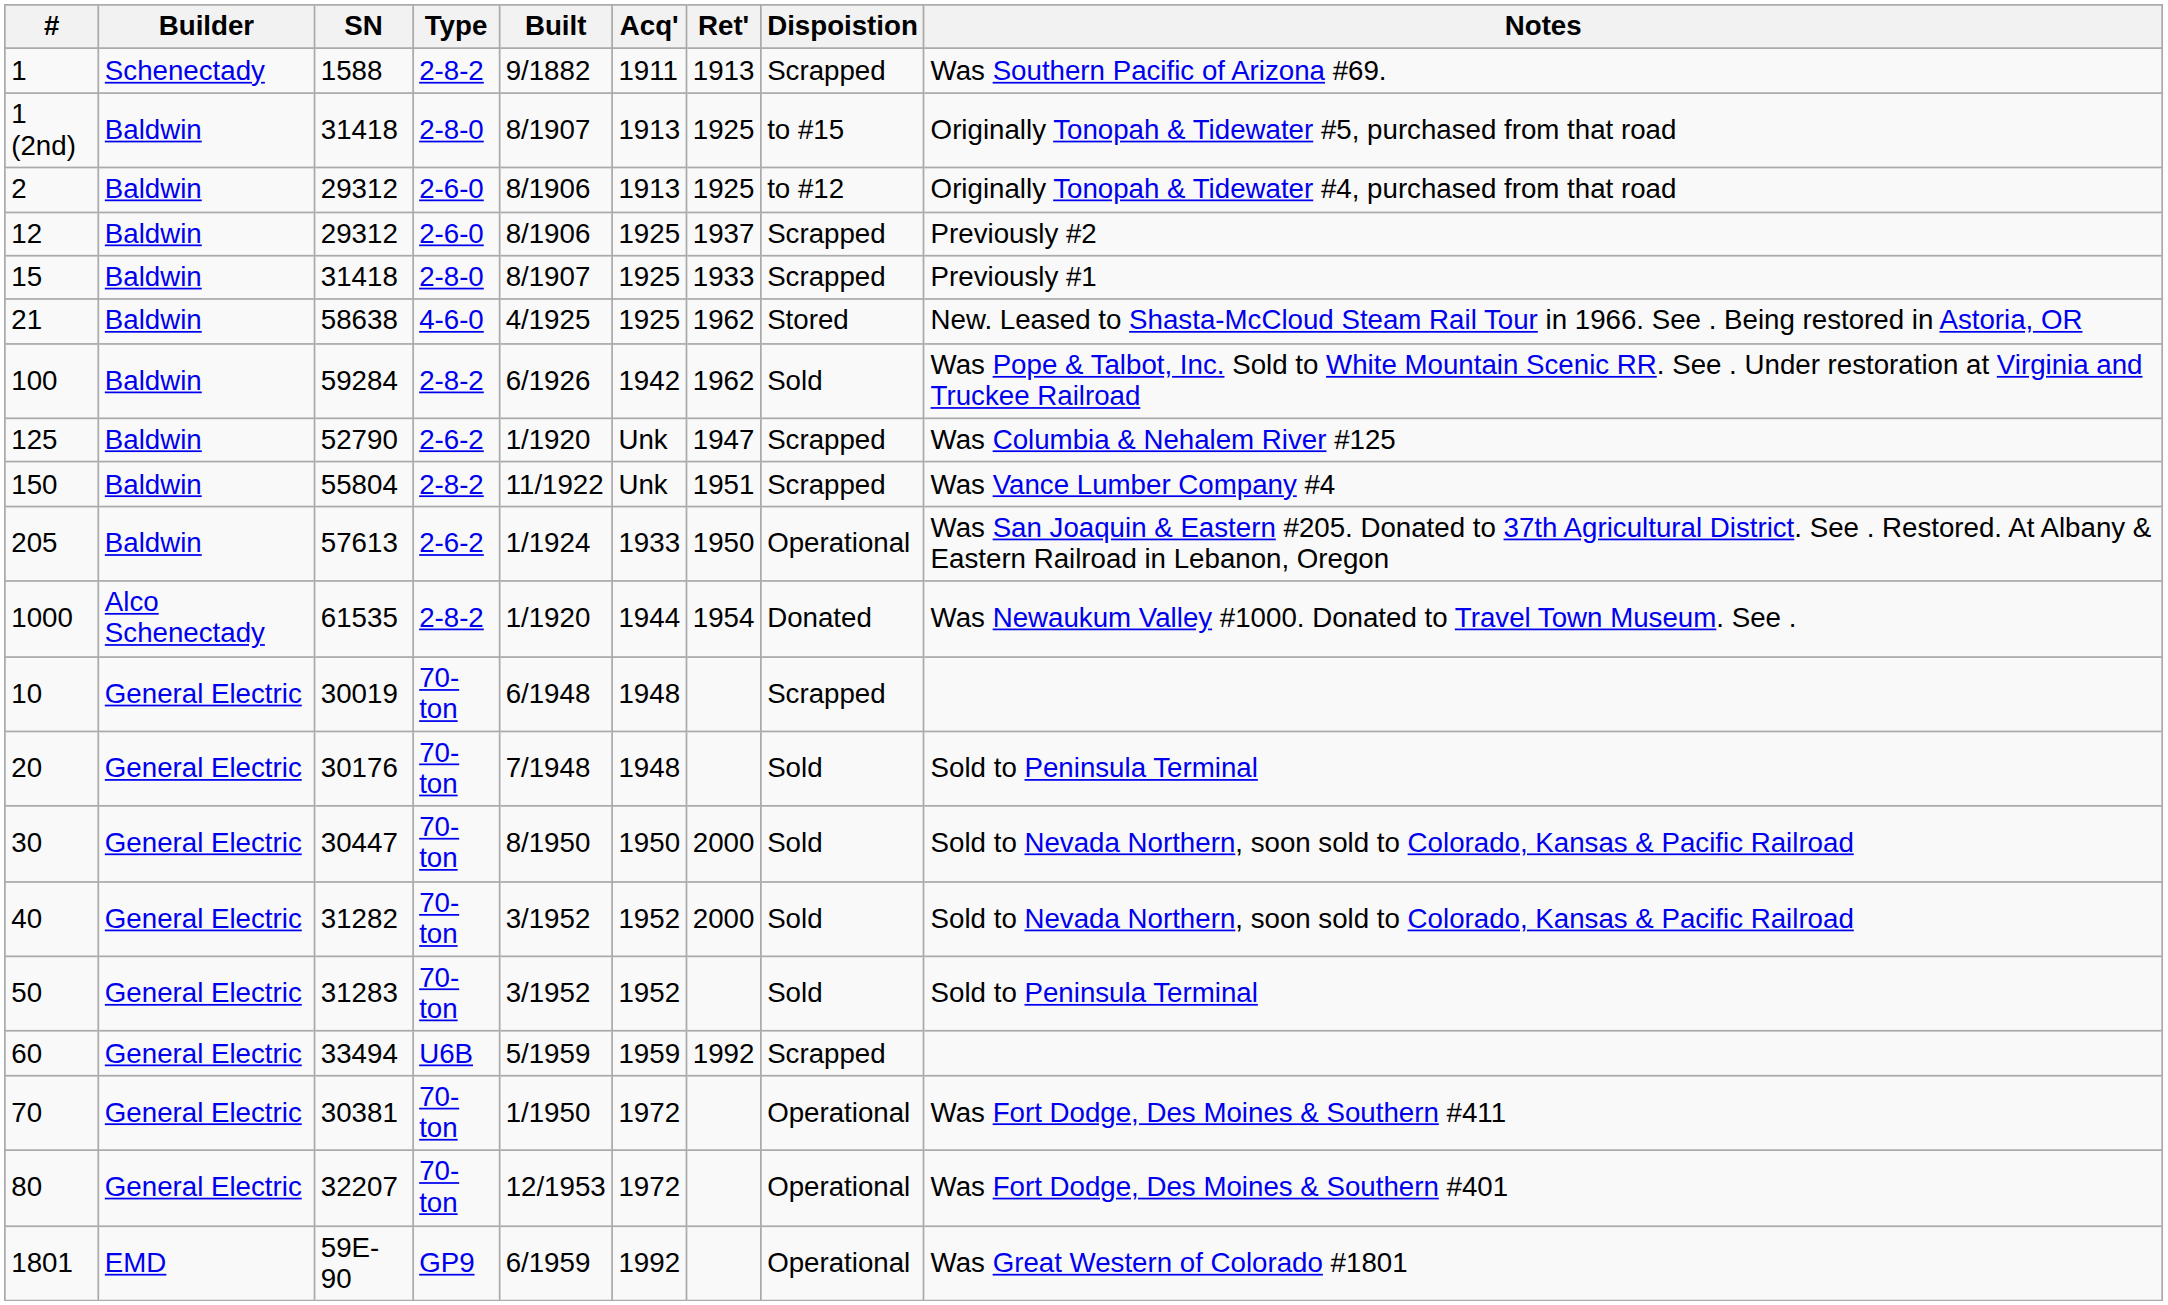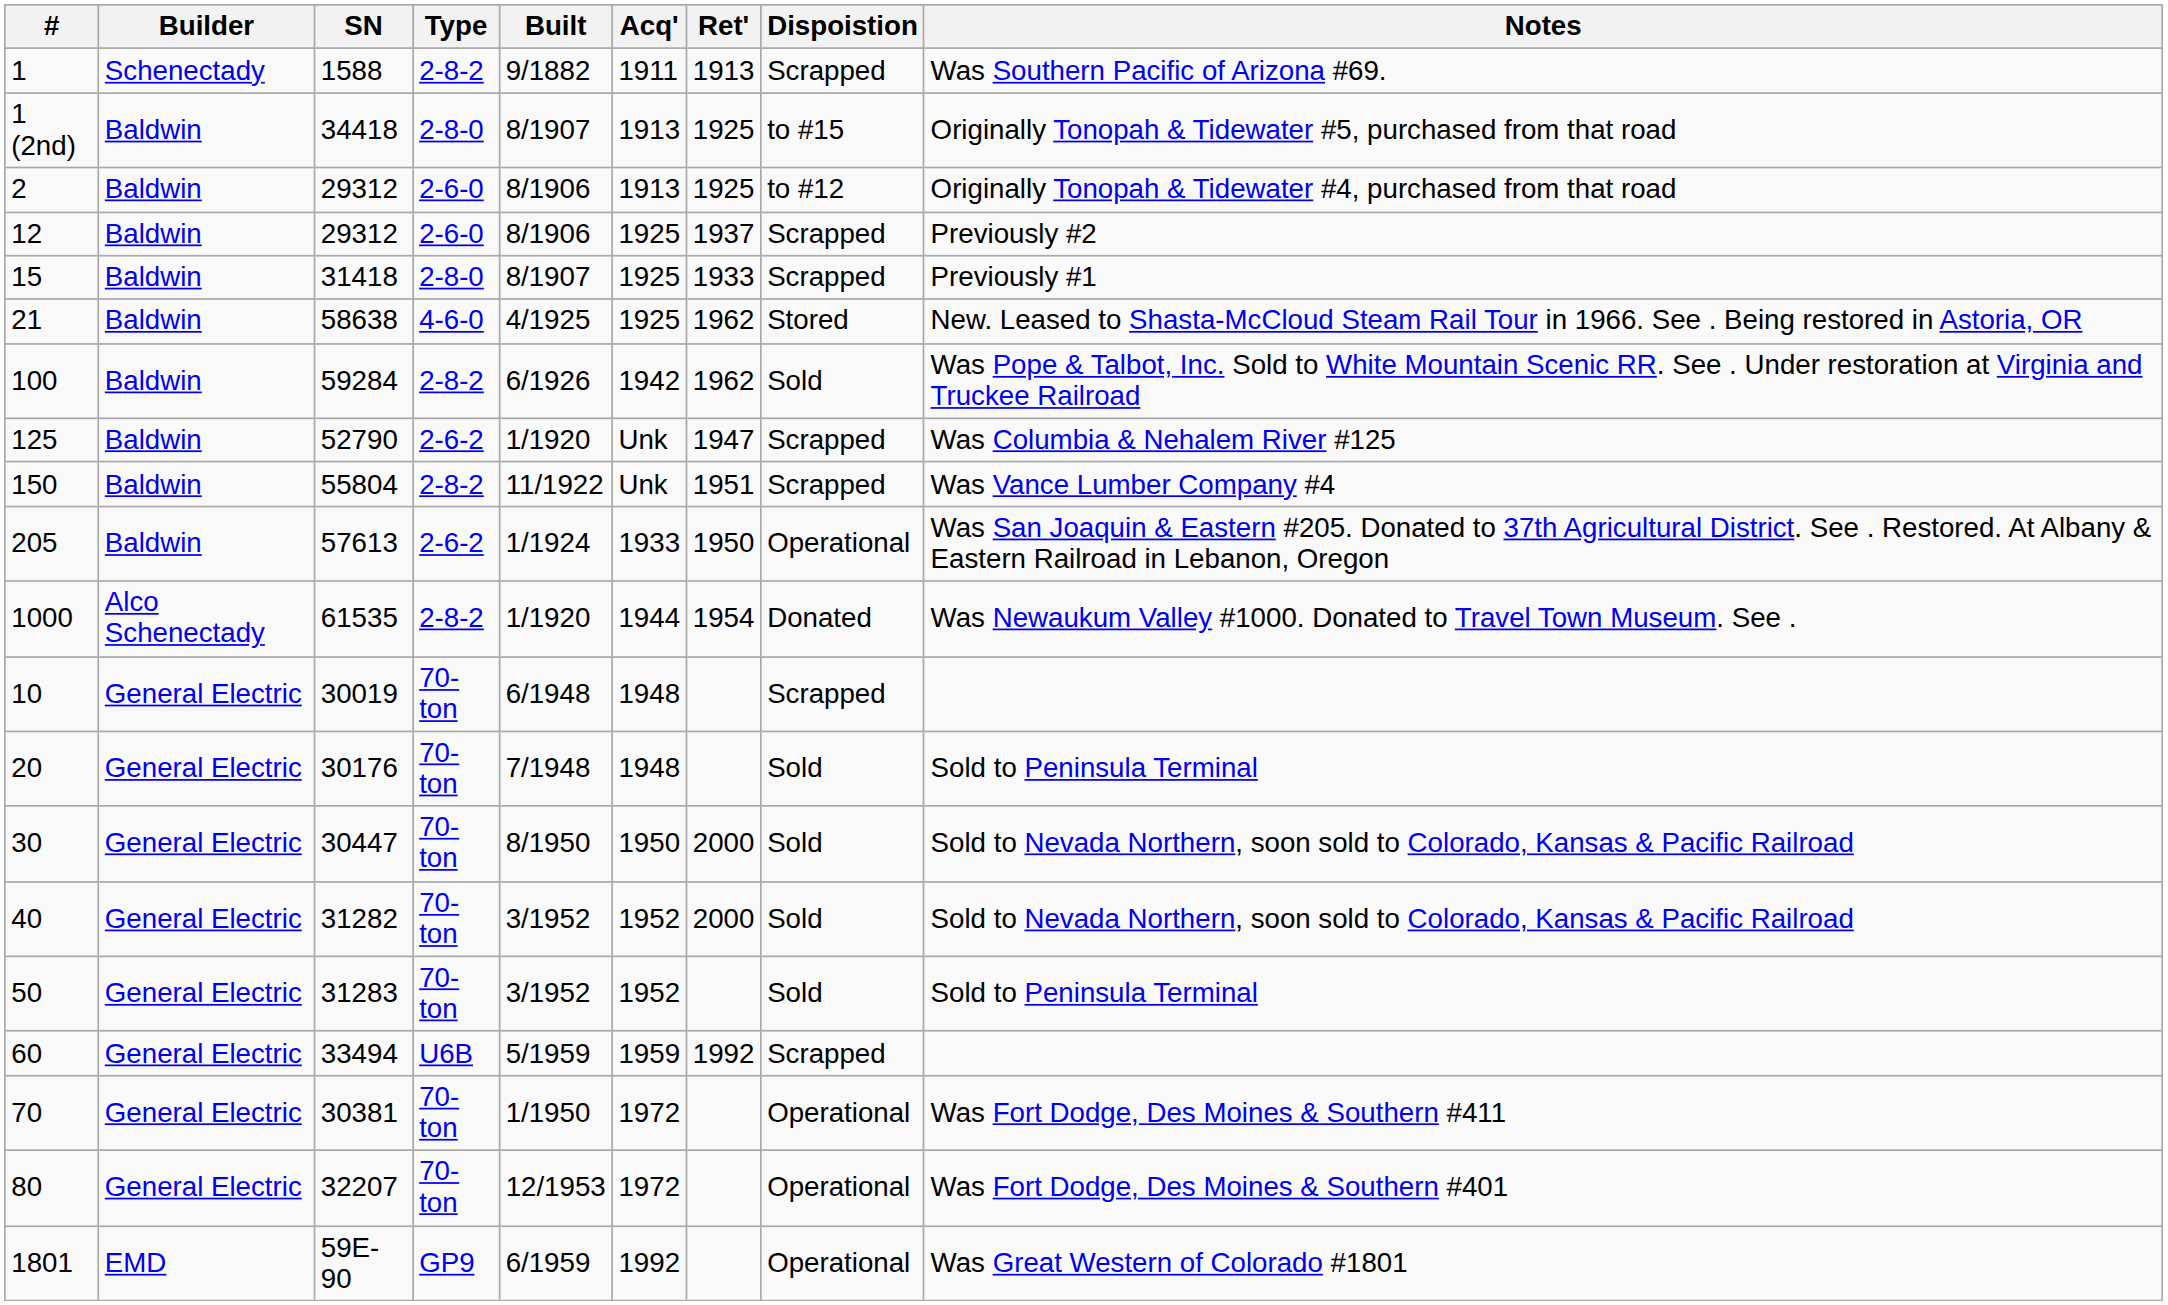(359, 129) 31418 -> (359, 129) 34418
